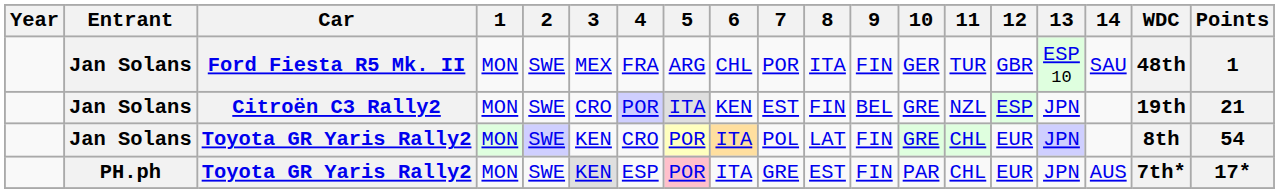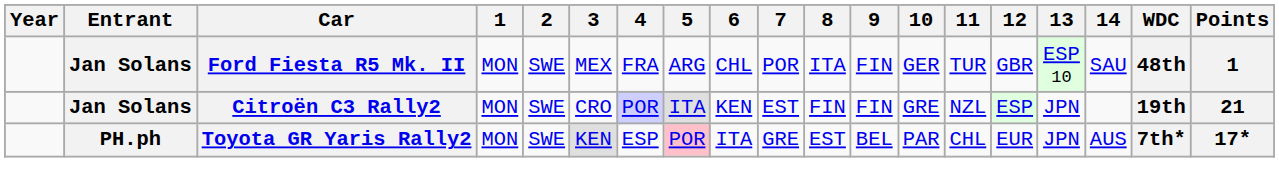(874, 108) BEL -> (874, 108) FIN
- row: (130, 140)
(874, 172) FIN -> (874, 140) BEL
